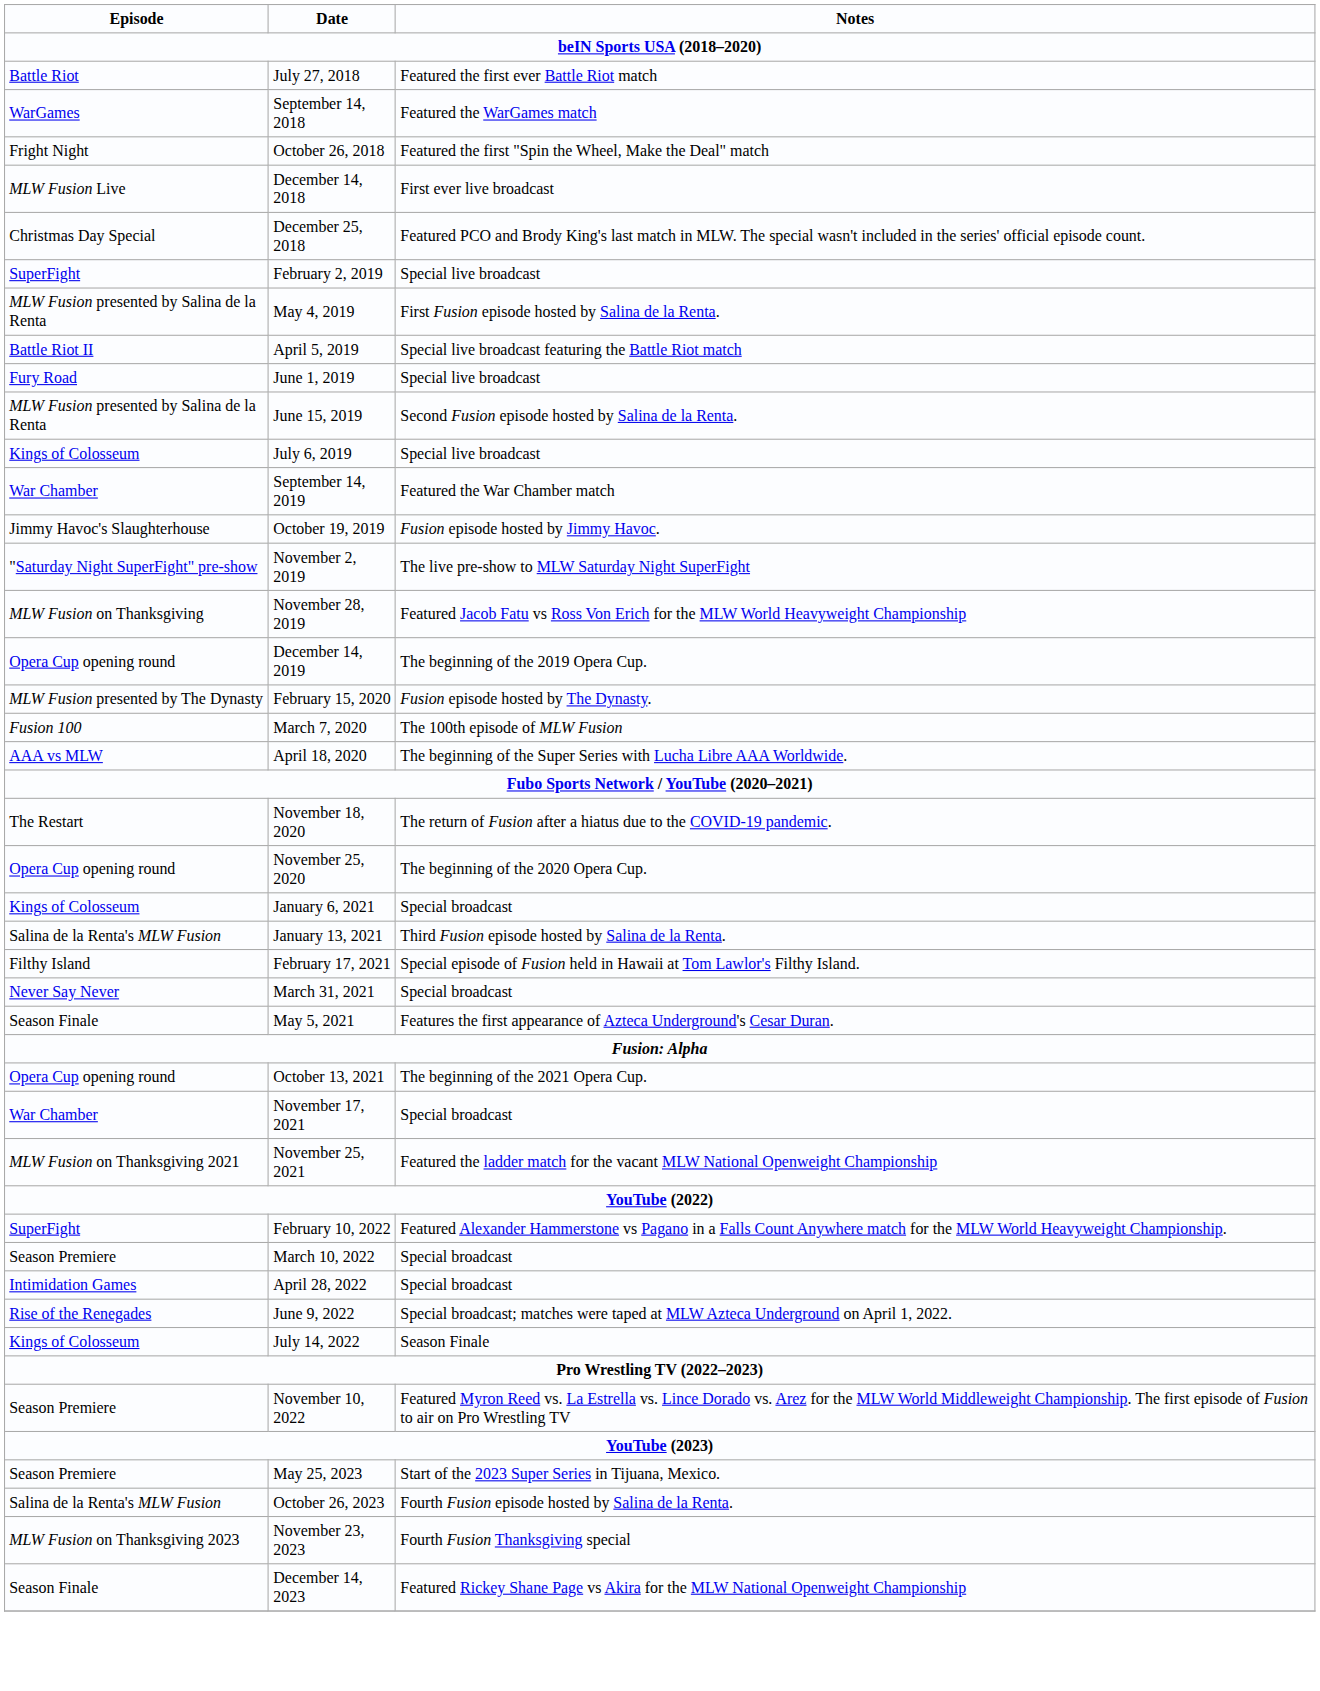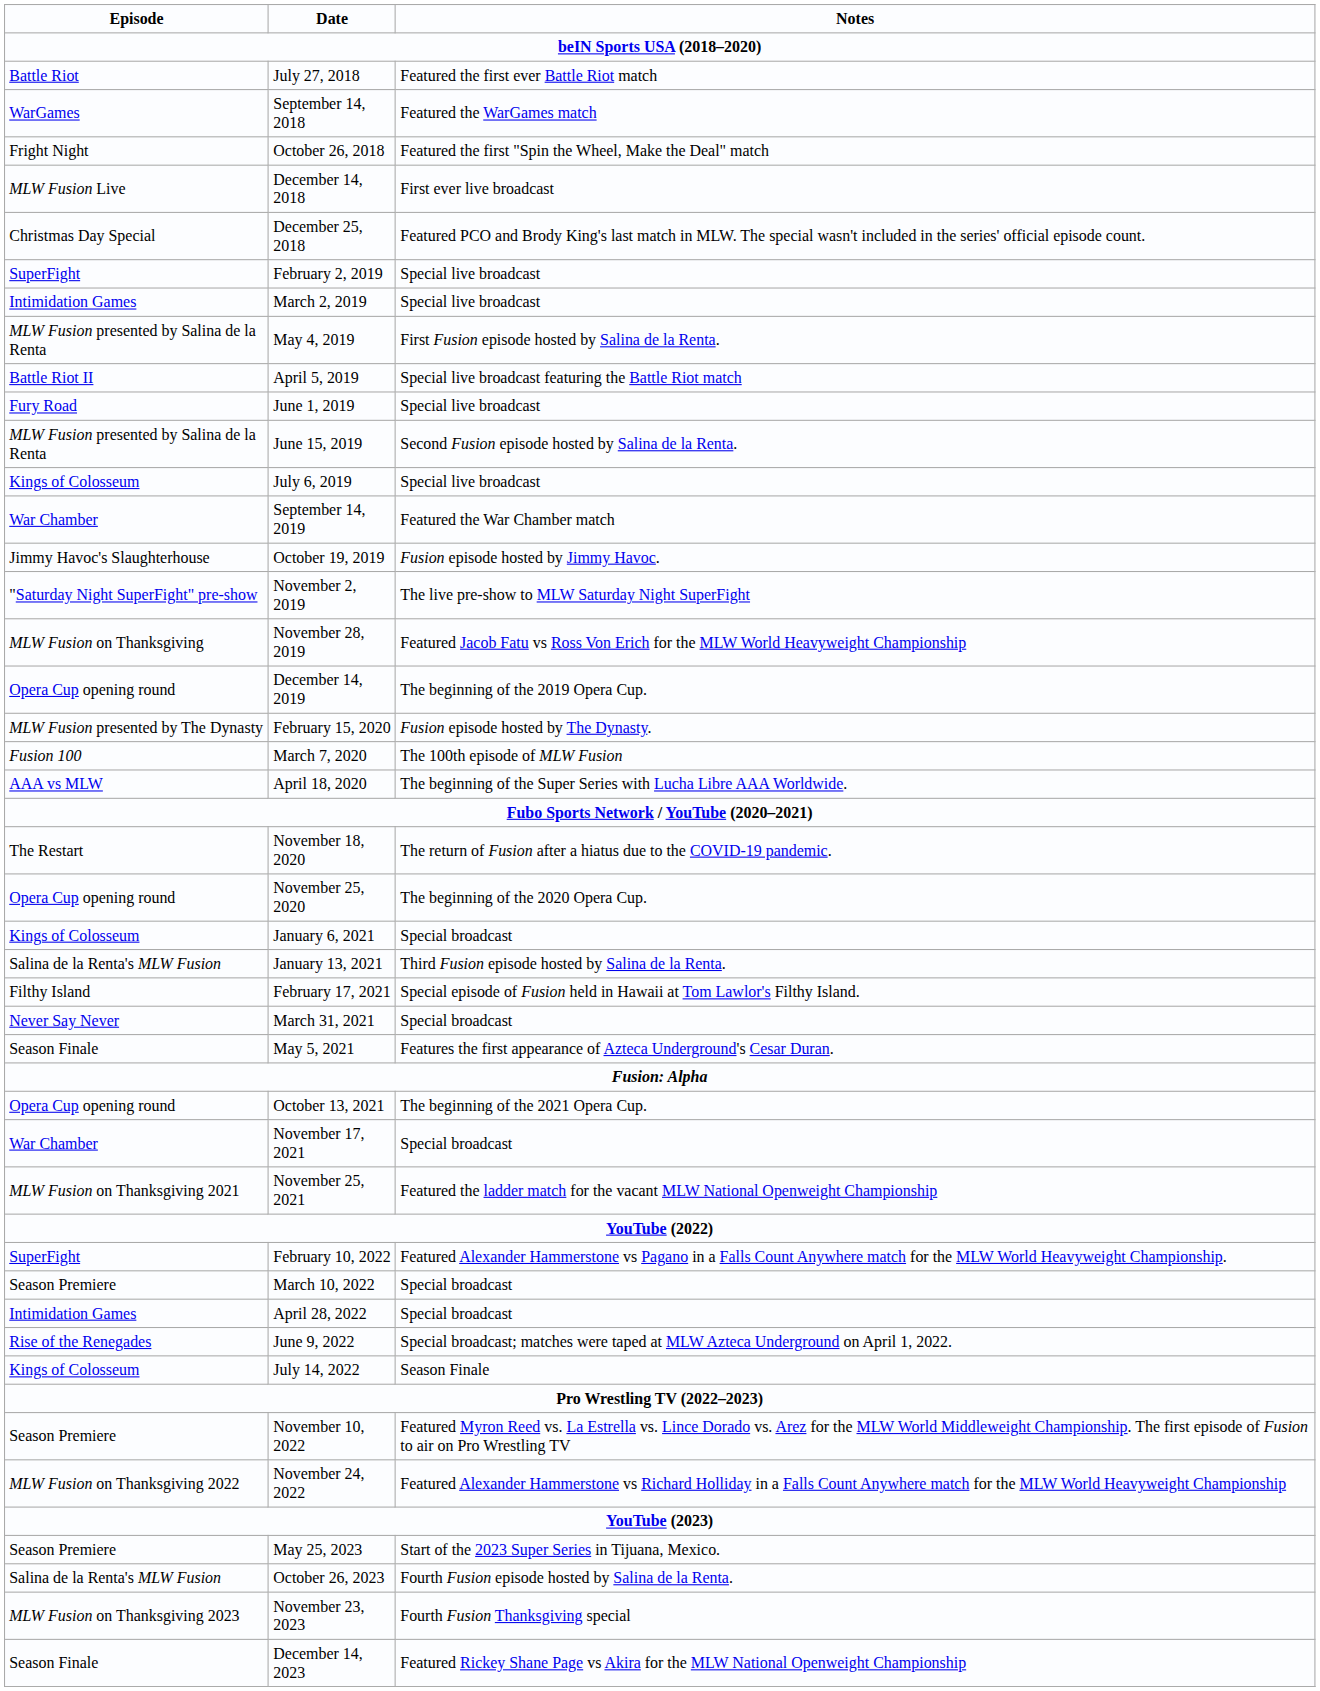+ row: (320, 302)
+ row: (319, 1483)
